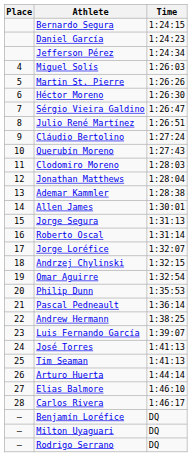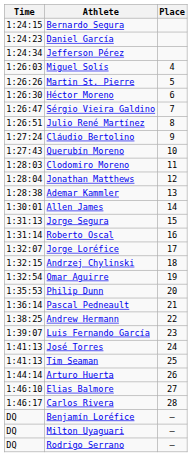columns swapped: (19, 11) <-> (167, 11)
